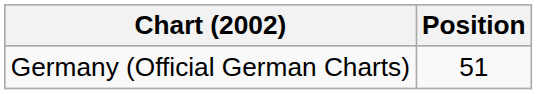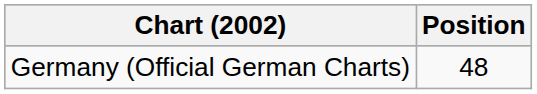(474, 66) 51 -> (474, 66) 48
